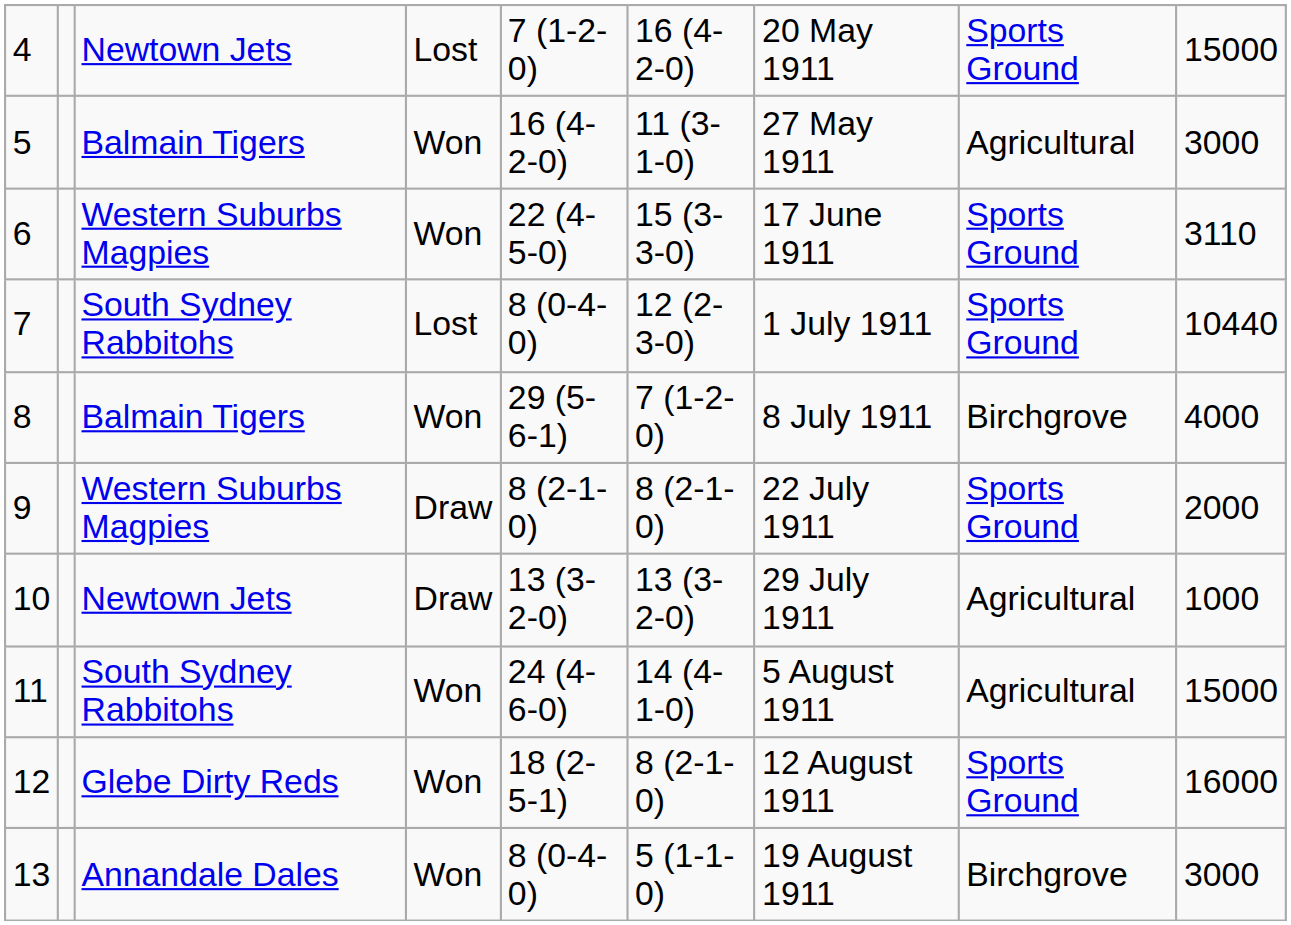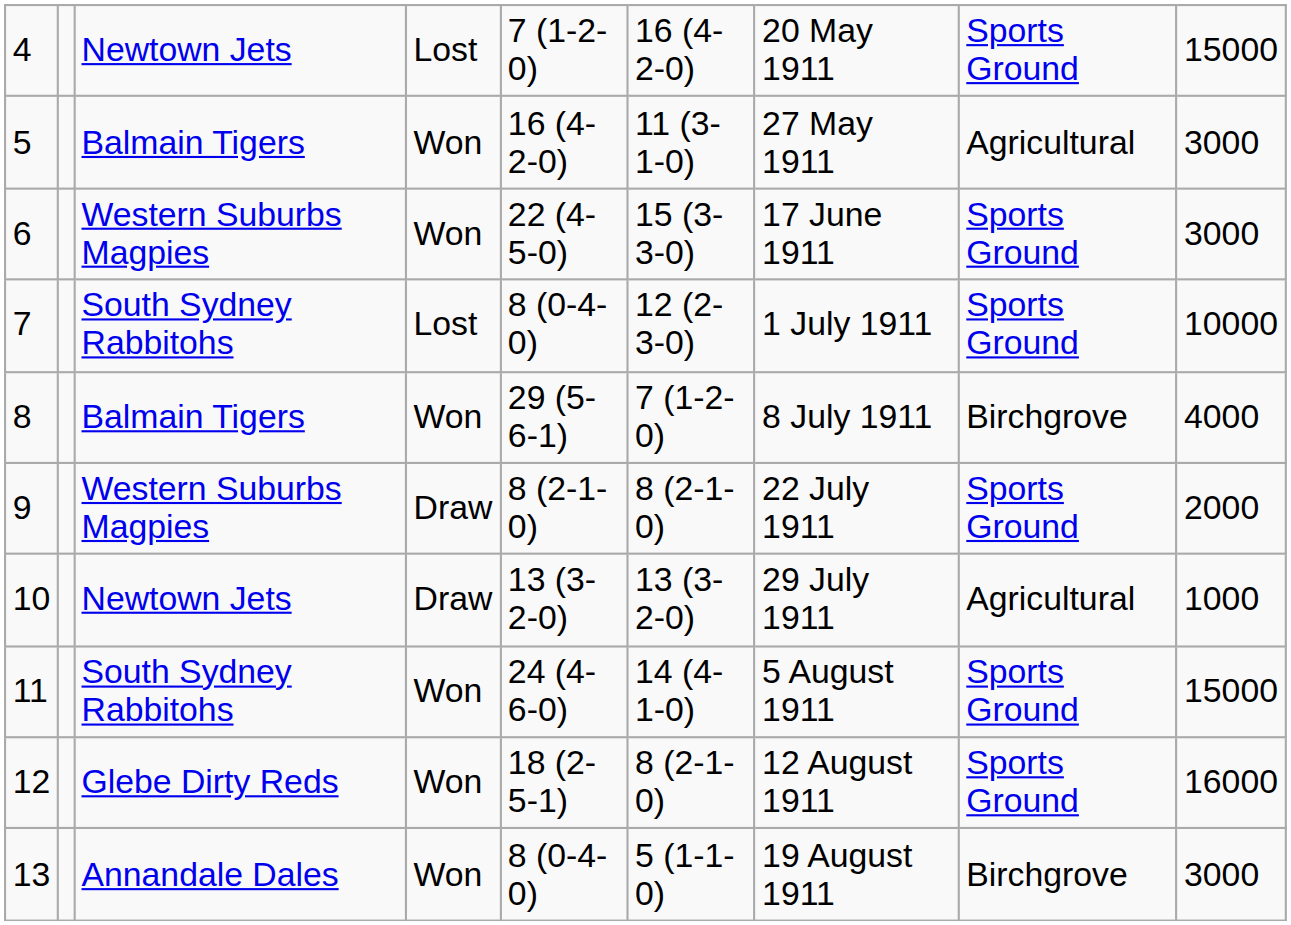(1220, 233) 3110 -> (1222, 233) 3000
(1231, 324) 10440 -> (1231, 324) 10000
(1051, 690) Agricultural -> (1023, 690) Sports Ground
